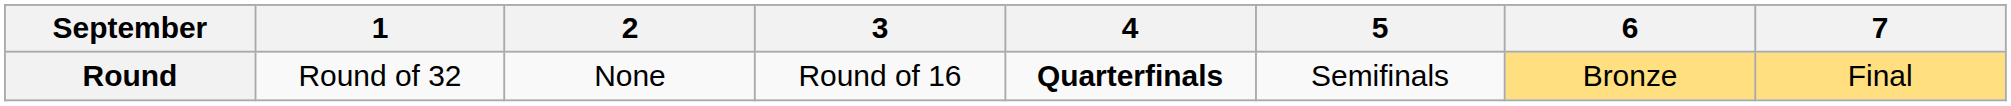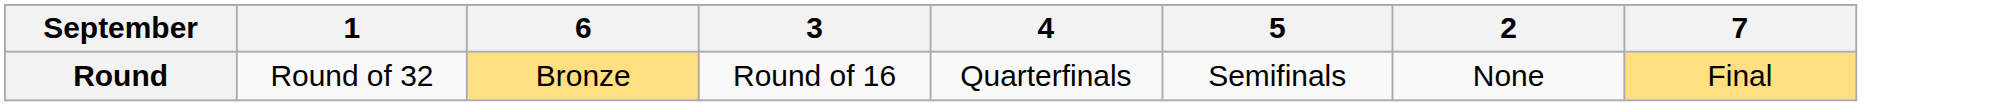columns swapped: (630, 28) <-> (1630, 28)
(1130, 75) bold -> (1046, 75) normal
